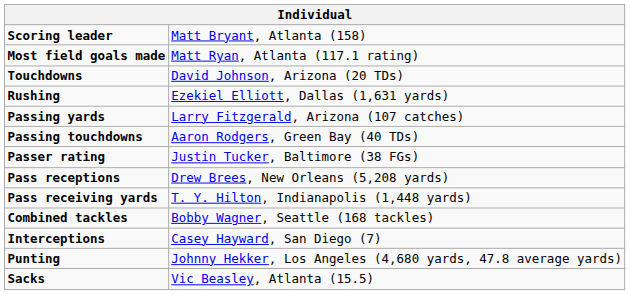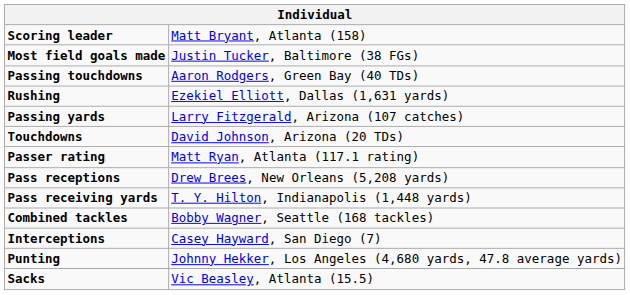(295, 55) Matt Ryan, Atlanta (117.1 rating) -> (295, 55) Justin Tucker, Baltimore (38 FGs)
rows swapped: (45, 76) <-> (75, 137)
(295, 157) Justin Tucker, Baltimore (38 FGs) -> (295, 157) Matt Ryan, Atlanta (117.1 rating)
